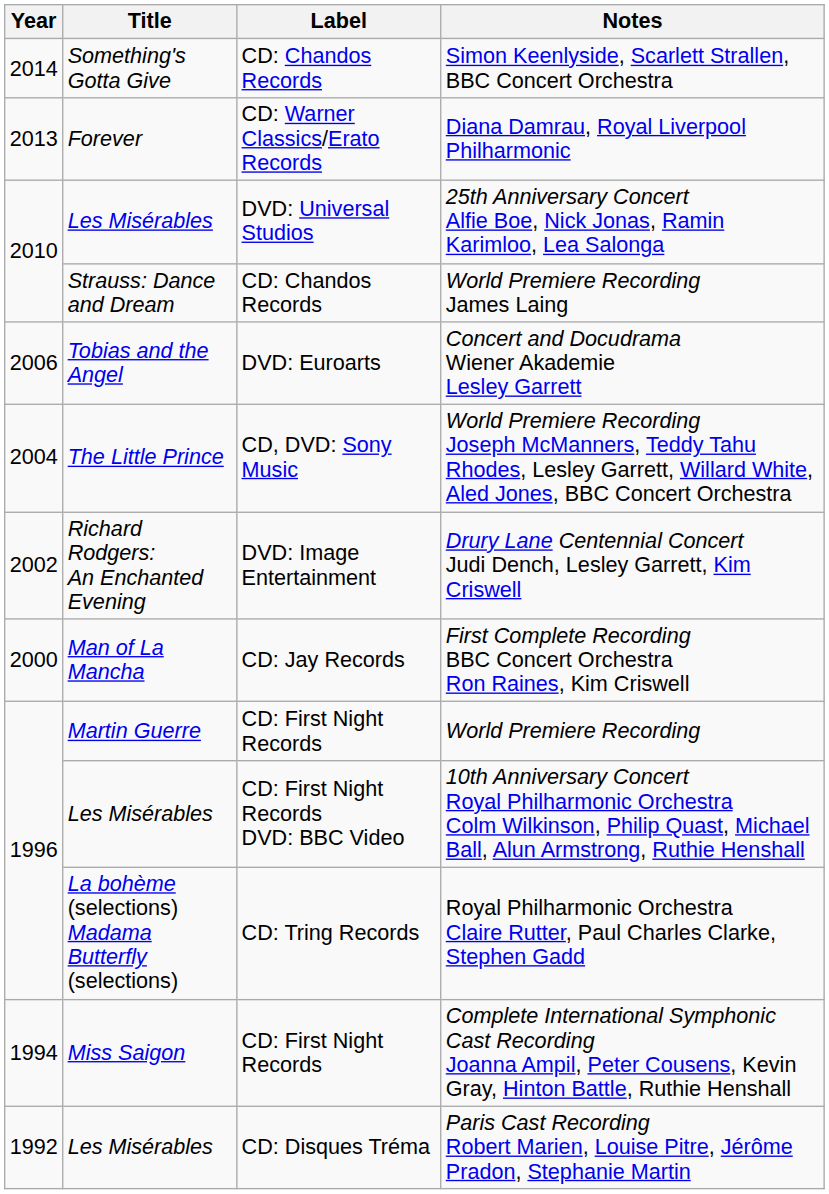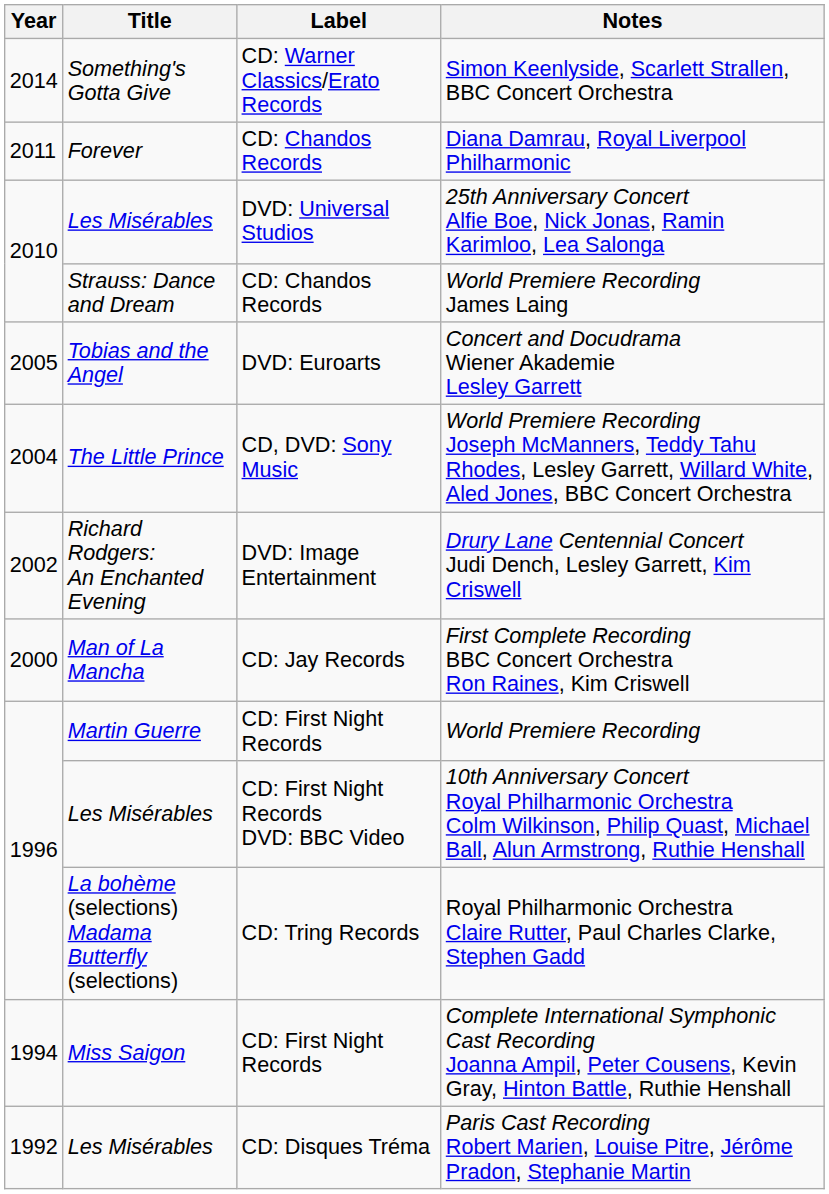(306, 68) CD: Chandos Records -> (311, 80) CD: Warner Classics/Erato Records
(34, 138) 2013 -> (33, 150) 2011
(311, 138) CD: Warner Classics/Erato Records -> (306, 150) CD: Chandos Records
(34, 363) 2006 -> (34, 363) 2005
